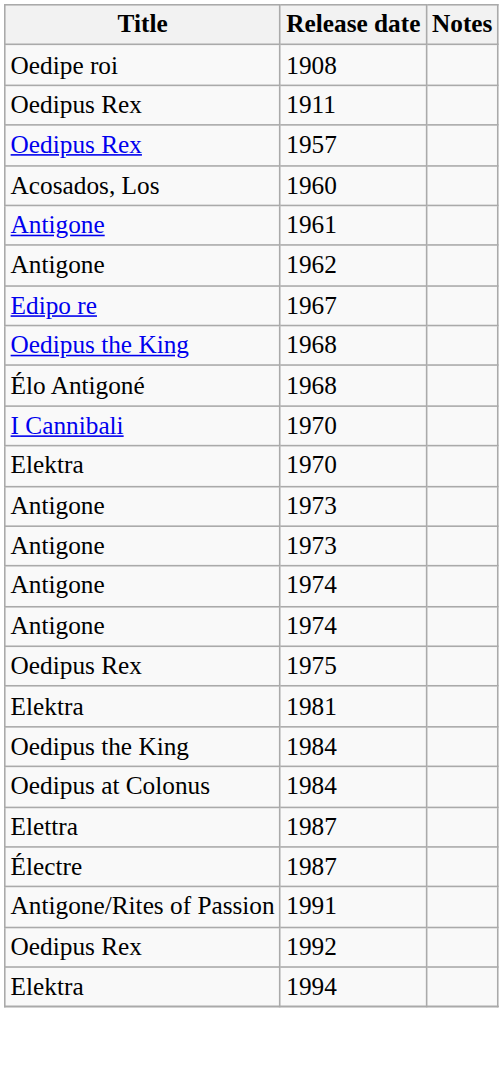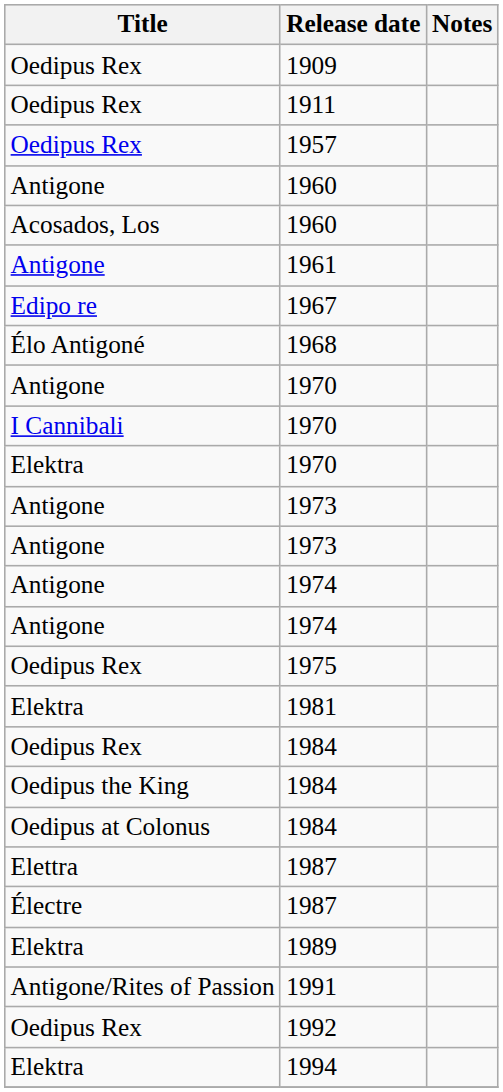- row: (64, 64)
+ row: (76, 64)
+ row: (58, 184)
- row: (58, 265)
- row: (100, 345)
+ row: (58, 385)
+ row: (76, 746)
+ row: (47, 946)
